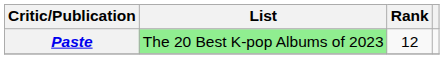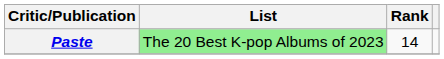(410, 41) 12 -> (410, 41) 14
